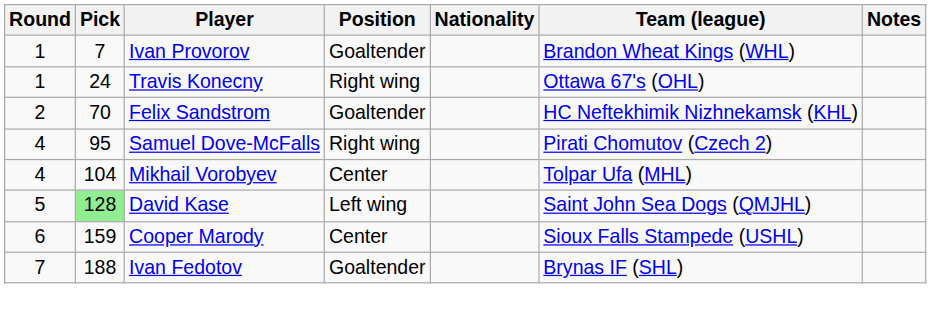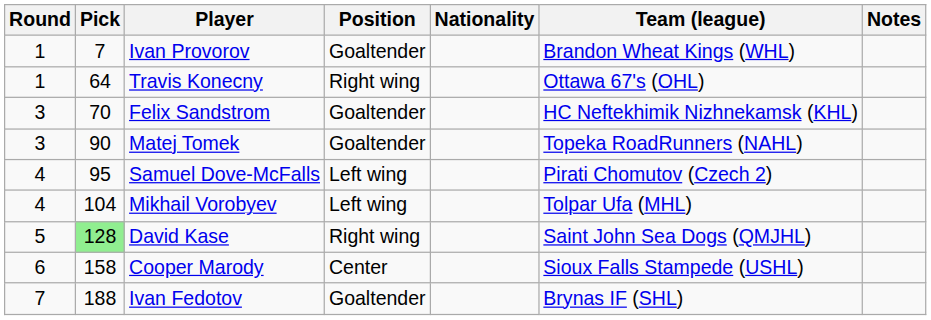(100, 81) 24 -> (100, 81) 64
(40, 112) 2 -> (40, 112) 3
+ row: (184, 143)
(375, 143) Right wing -> (368, 174) Left wing
(358, 174) Center -> (368, 205) Left wing
(368, 205) Left wing -> (375, 236) Right wing
(100, 236) 159 -> (100, 267) 158
